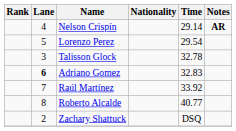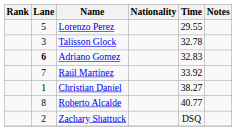- row: (88, 27)
(192, 42) 29.54 -> (192, 27) 29.55
+ row: (90, 88)
